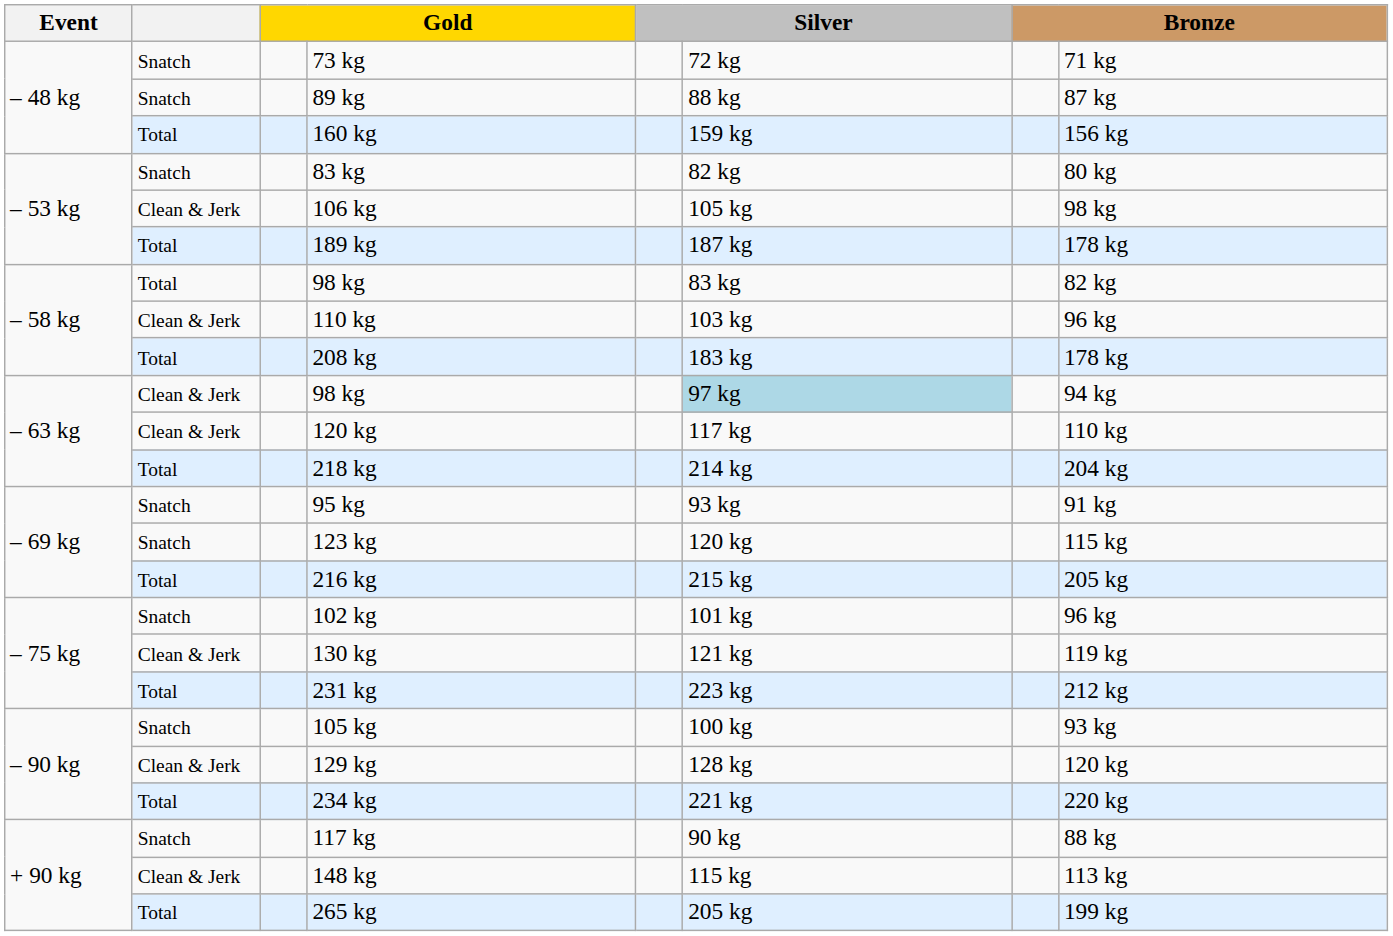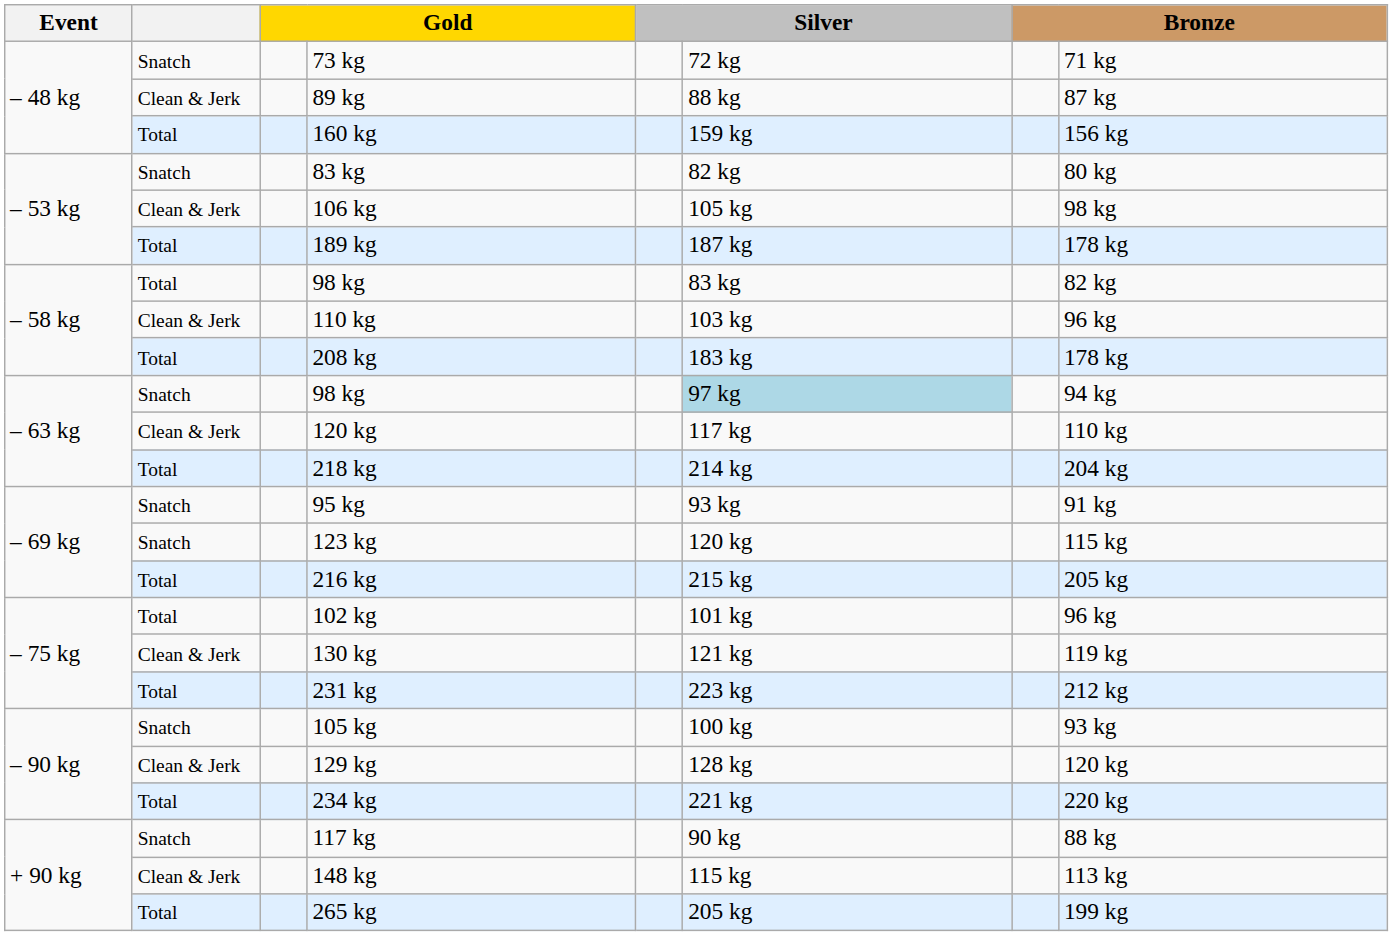(164, 98) Snatch -> (189, 98) Clean & Jerk
(189, 394) Clean & Jerk -> (164, 394) Snatch
(164, 617) Snatch -> (158, 617) Total
